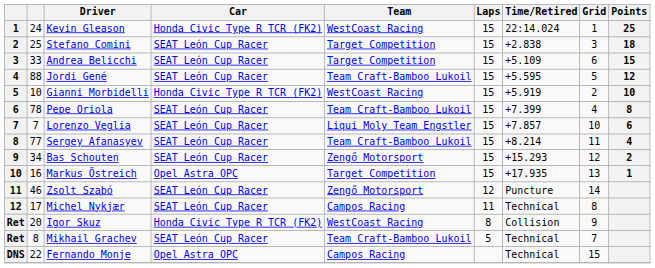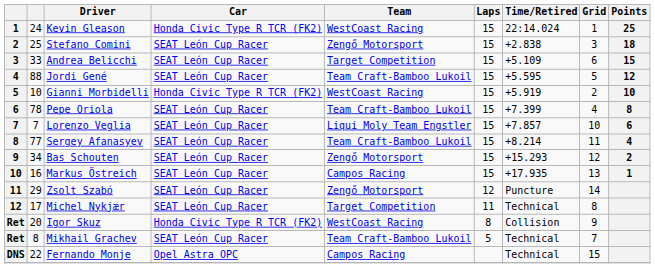(381, 45) Target Competition -> (375, 45) Zengő Motorsport
(196, 174) Opel Astra OPC -> (211, 174) SEAT León Cup Racer
(381, 174) Target Competition -> (366, 174) Campos Racing
(36, 190) 46 -> (36, 190) 29
(366, 207) Campos Racing -> (381, 207) Target Competition
